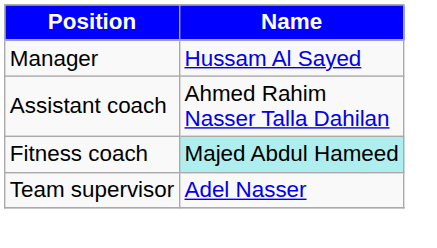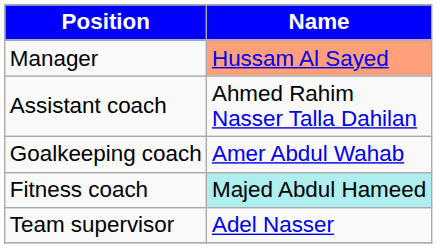(273, 57) no background -> (300, 57) lightsalmon background
+ row: (106, 154)
